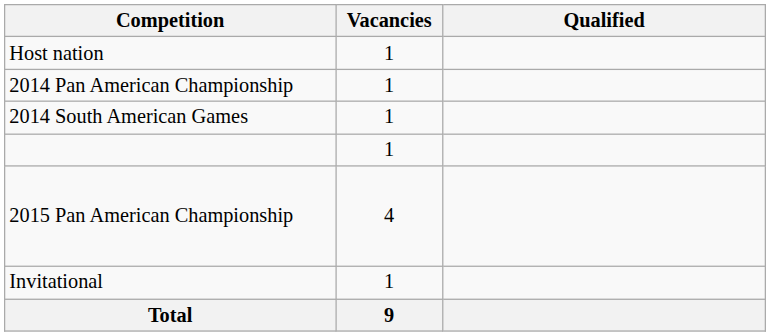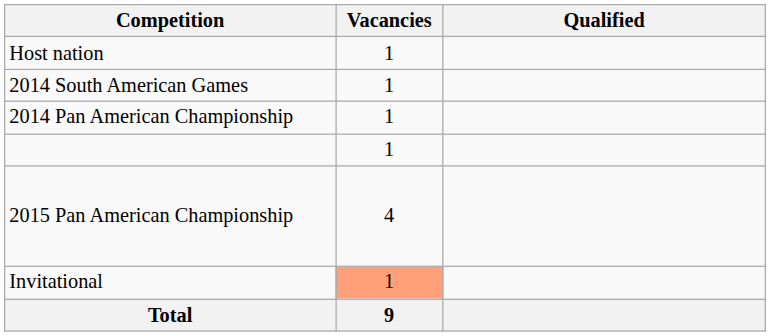rows swapped: (129, 117) <-> (151, 85)
(389, 282) no background -> (389, 282) lightsalmon background
